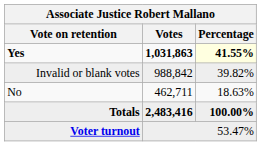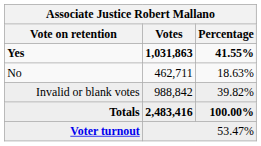(235, 53) lightyellow background -> (235, 53) no background
rows swapped: (14, 92) <-> (88, 73)
